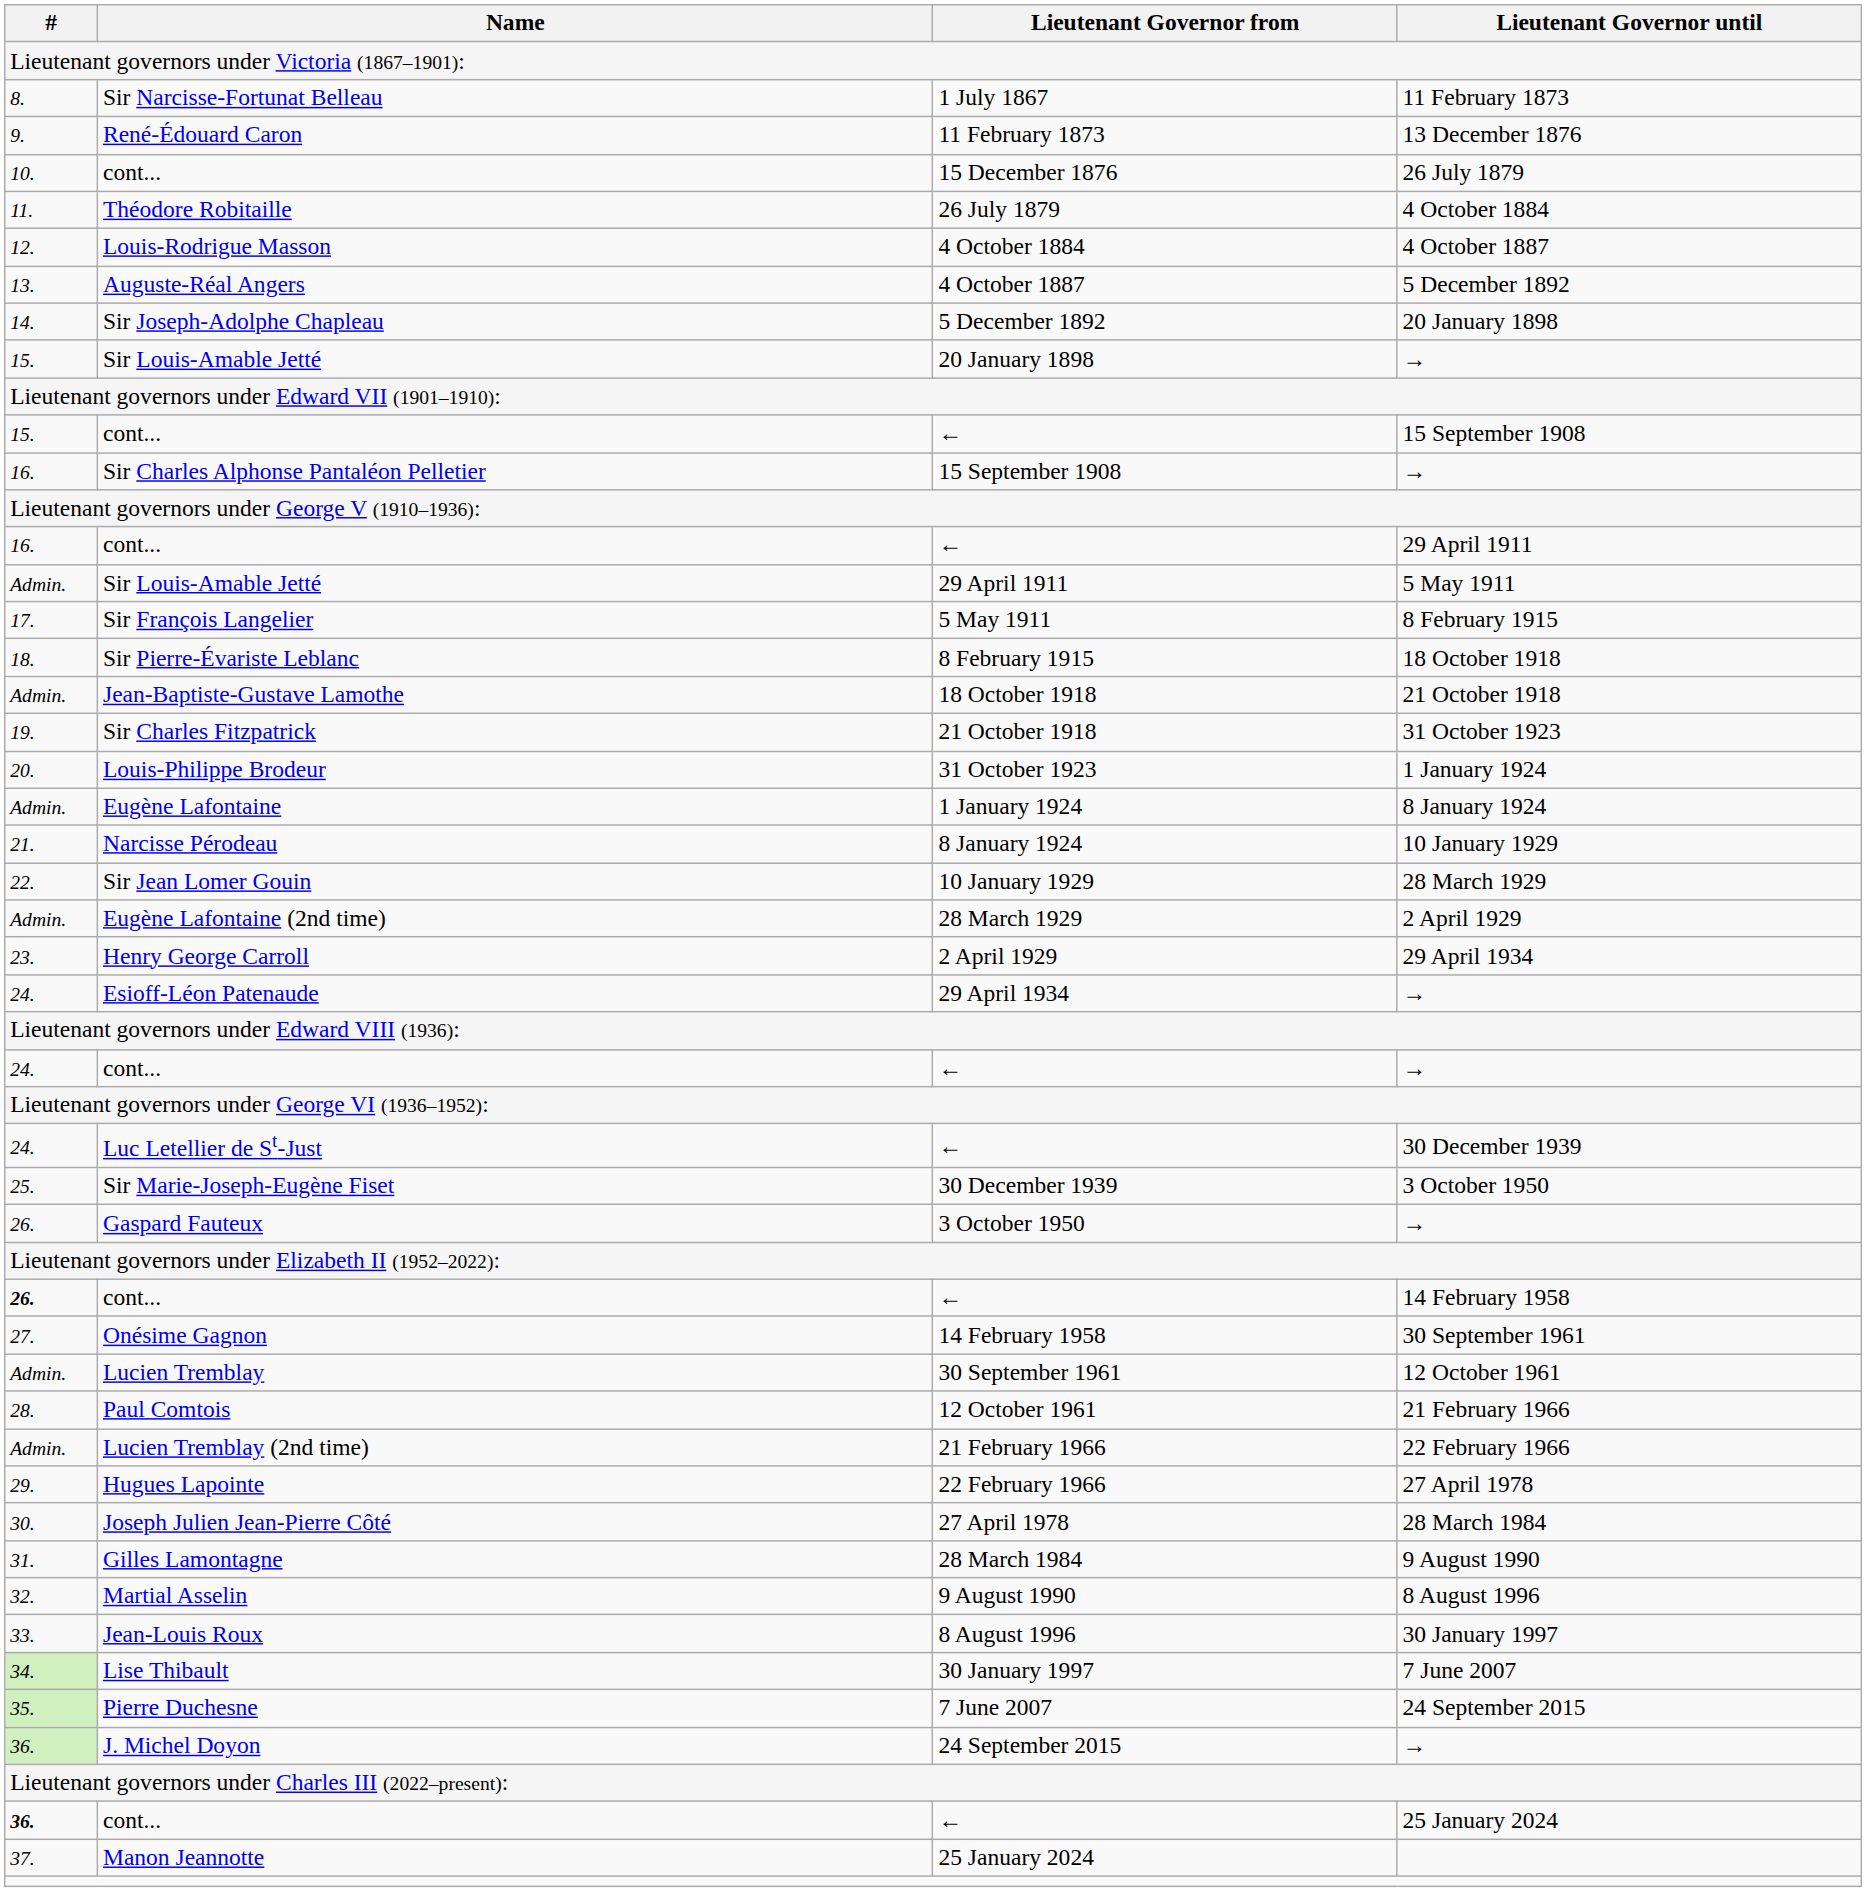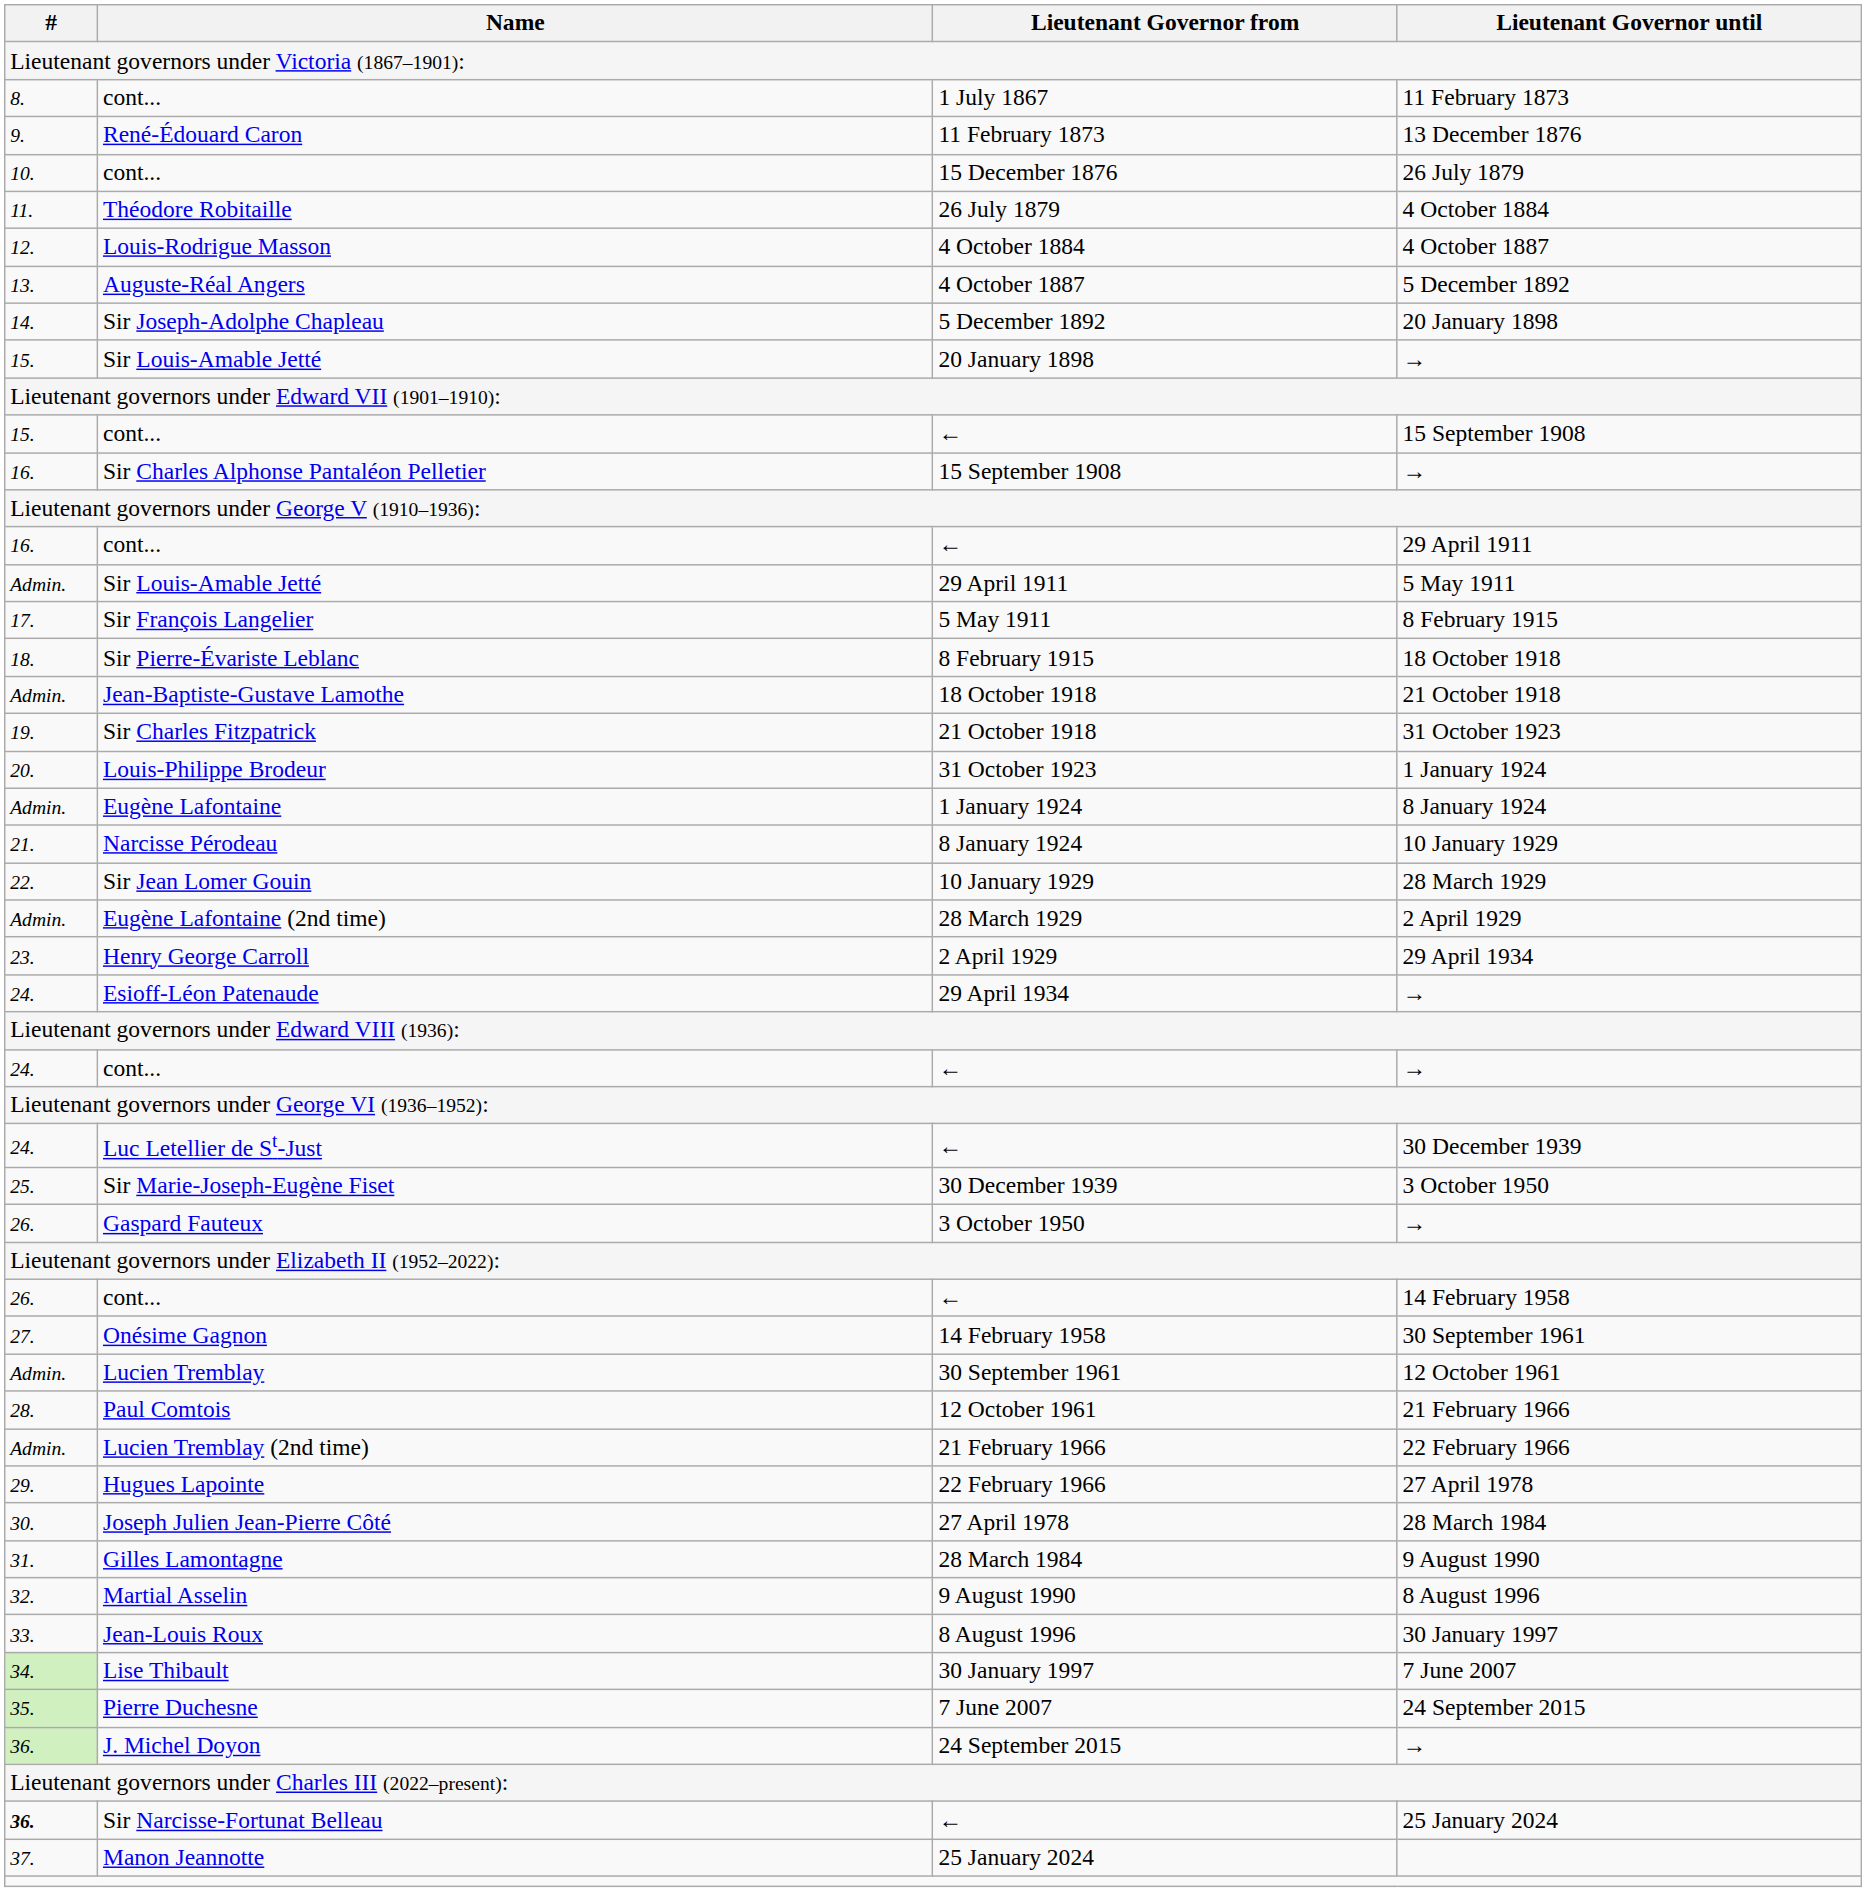(243, 97) Sir Narcisse-Fortunat Belleau -> (132, 97) cont...
(22, 1297) bold -> (22, 1299) normal
(132, 1819) cont... -> (243, 1819) Sir Narcisse-Fortunat Belleau
